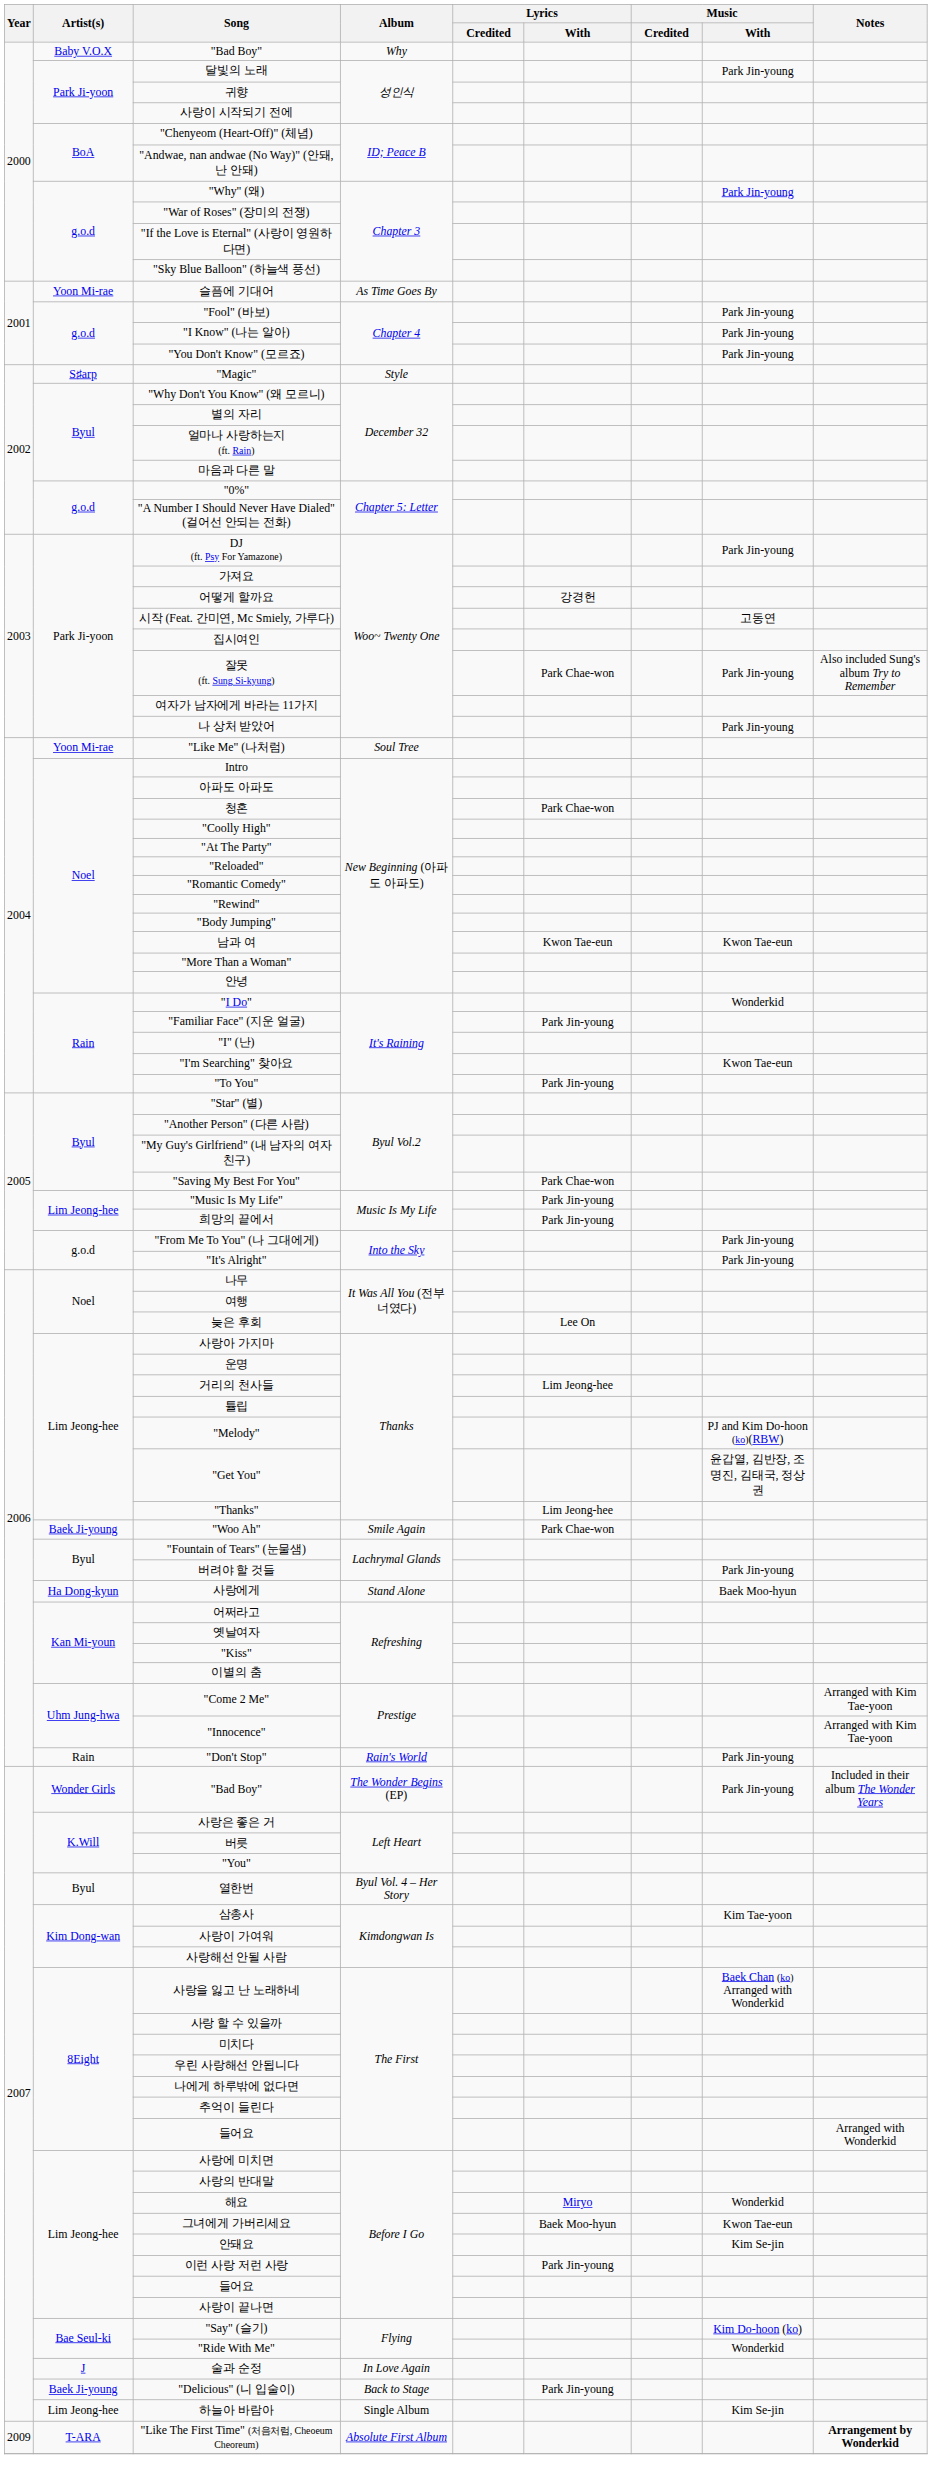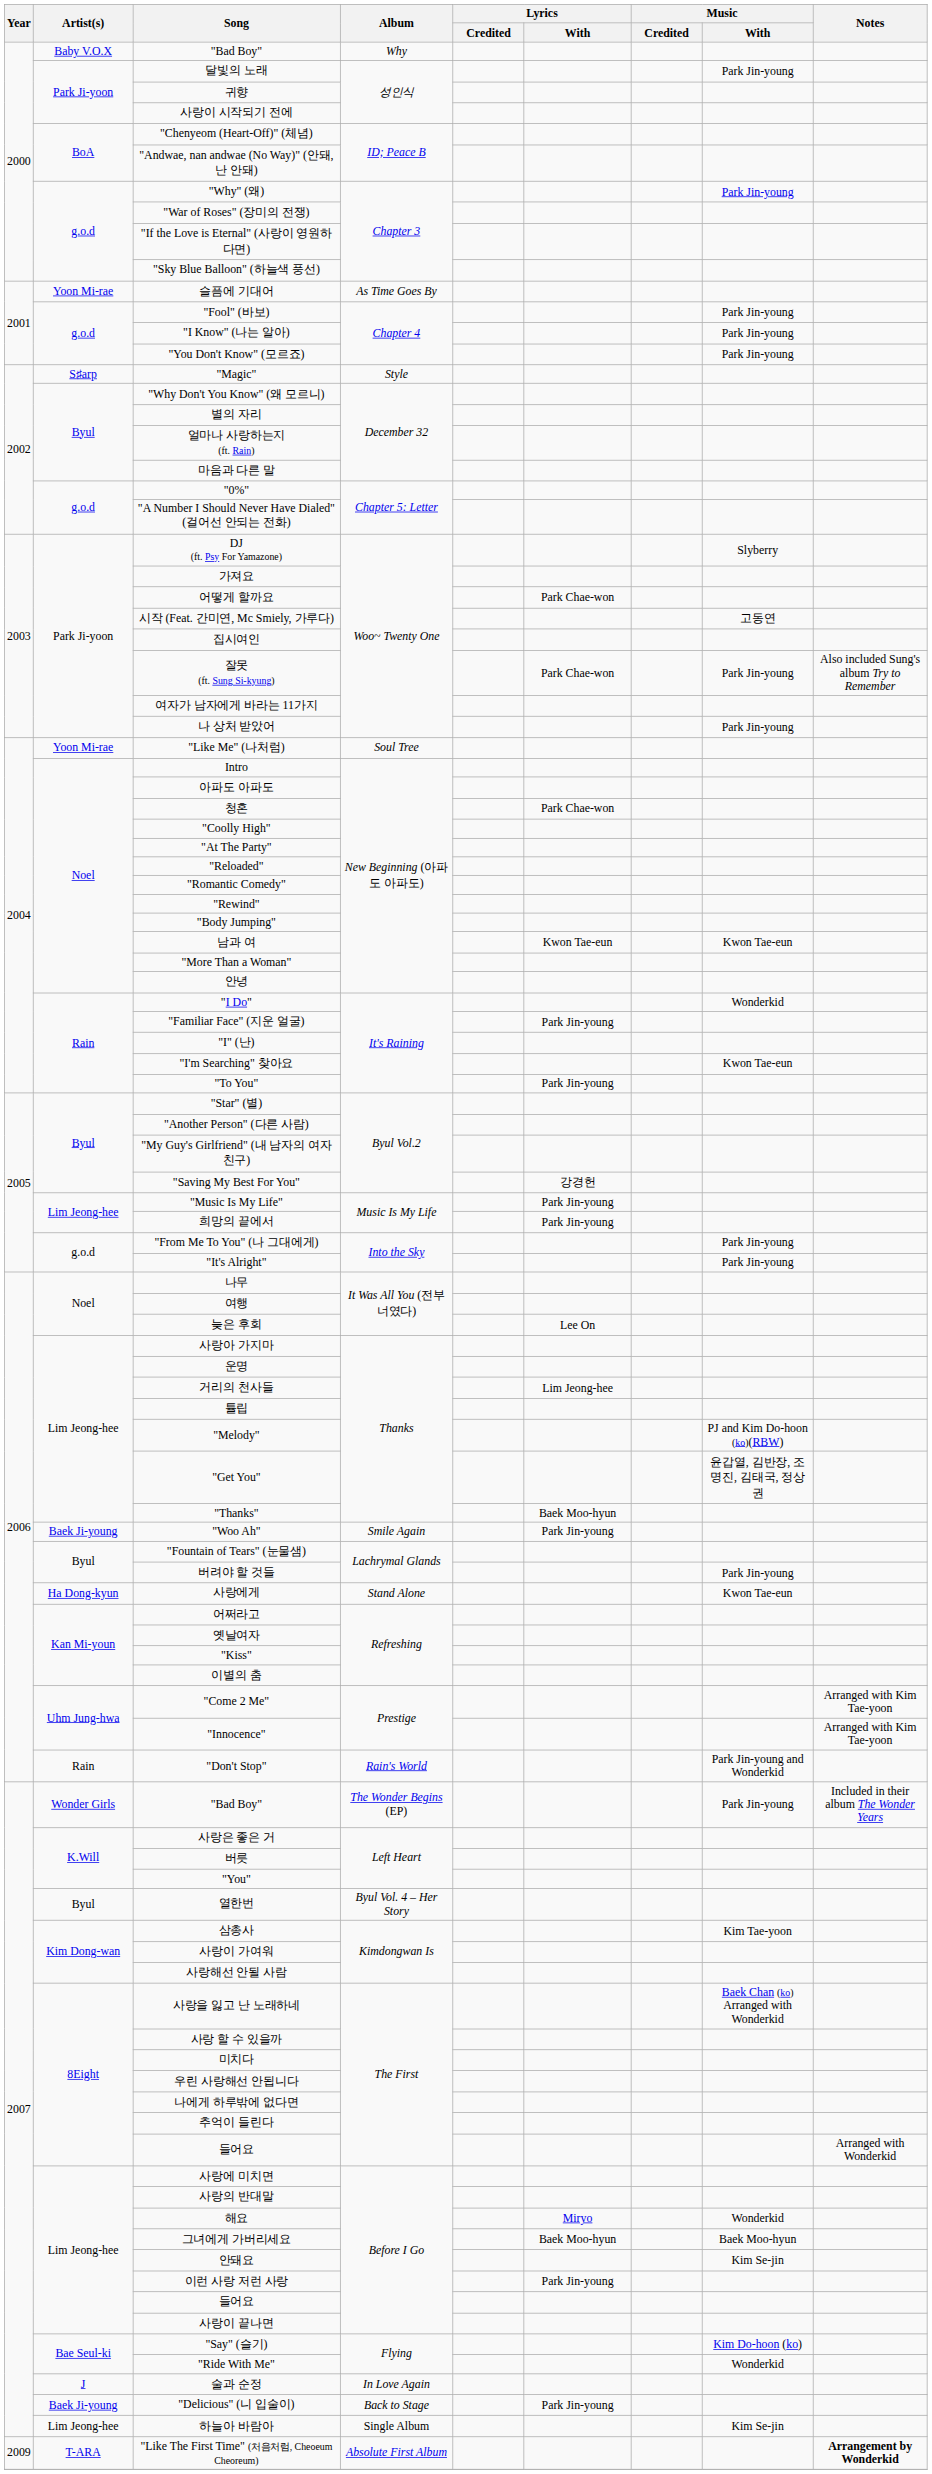(758, 550) Park Jin-young -> (758, 550) Slyberry
(578, 597) 강경헌 -> (578, 597) Park Chae-won
(578, 1181) Park Chae-won -> (578, 1181) 강경헌
(578, 1510) Lim Jeong-hee -> (578, 1512) Baek Moo-hyun
(578, 1529) Park Chae-won -> (578, 1531) Park Jin-young
(758, 1591) Baek Moo-hyun -> (758, 1593) Kwon Tae-eun
(758, 1757) Park Jin-young -> (758, 1766) Park Jin-young and Wonderkid
(758, 2223) Kwon Tae-eun -> (758, 2239) Baek Moo-hyun
